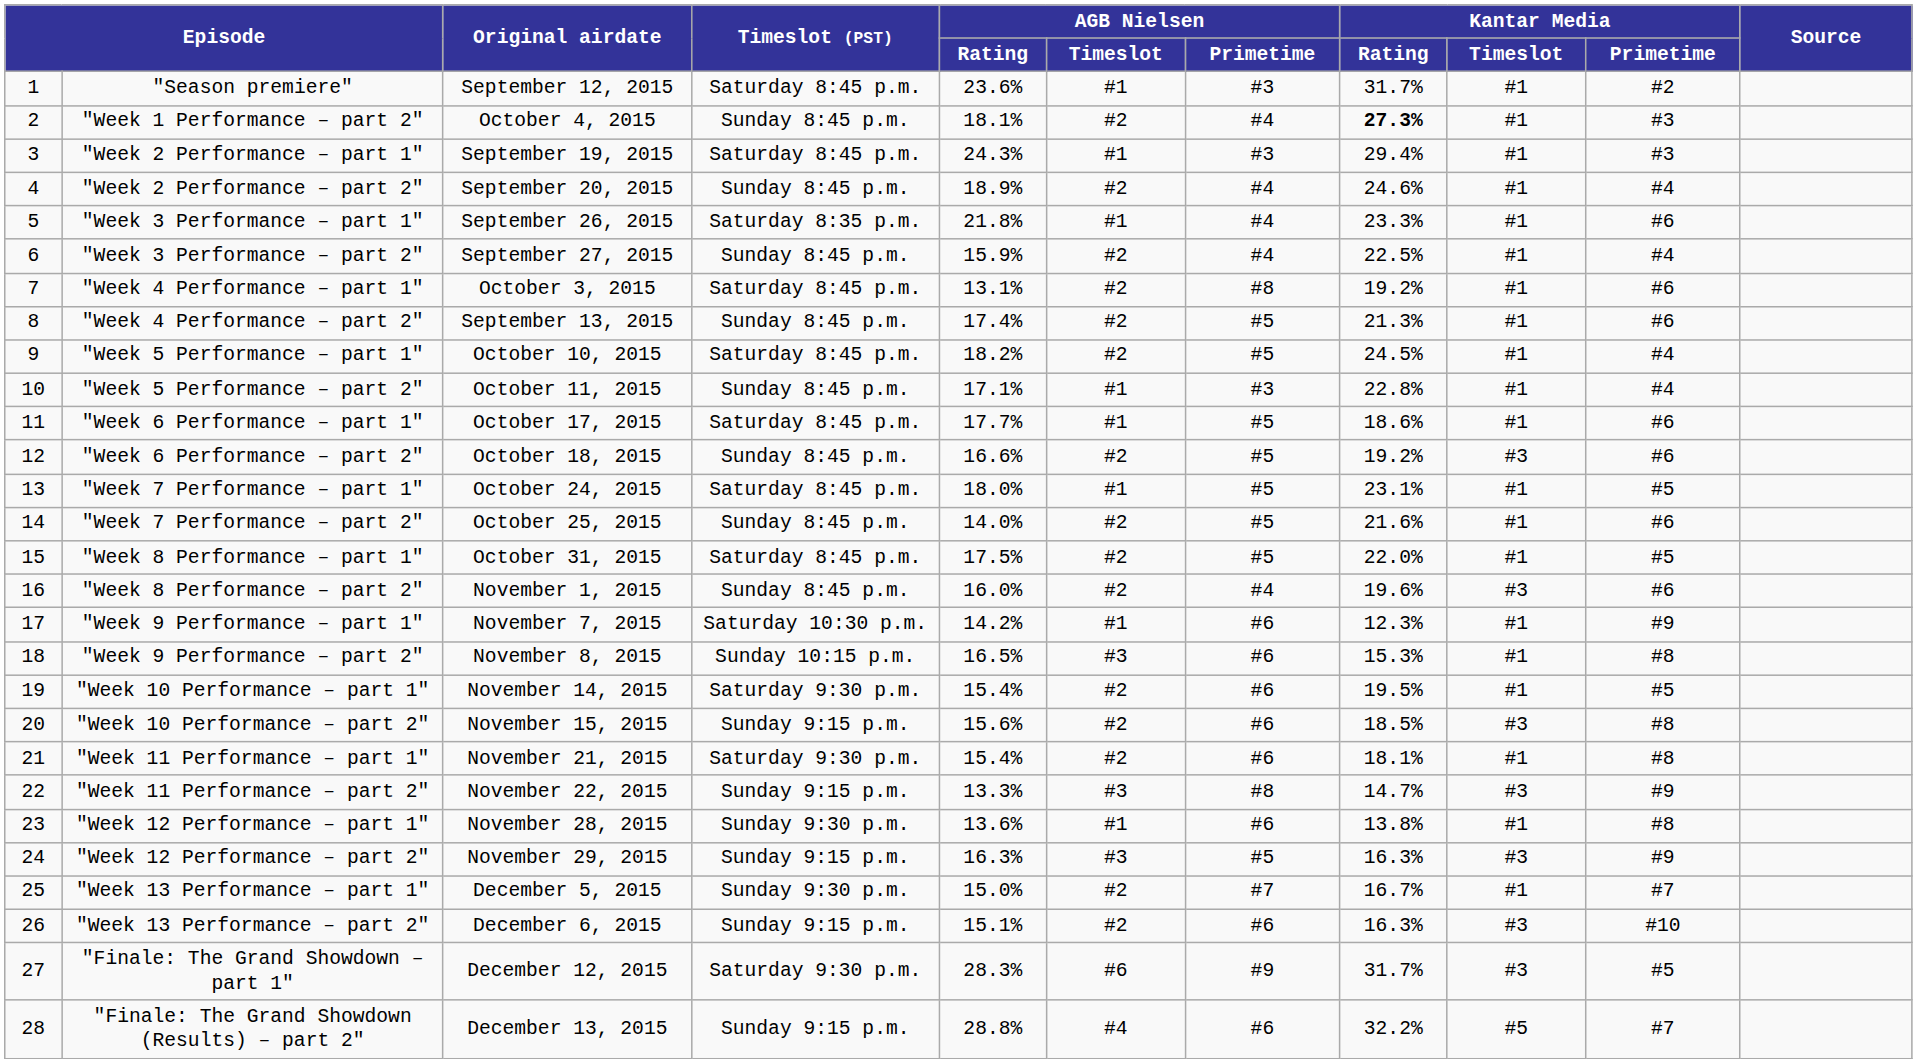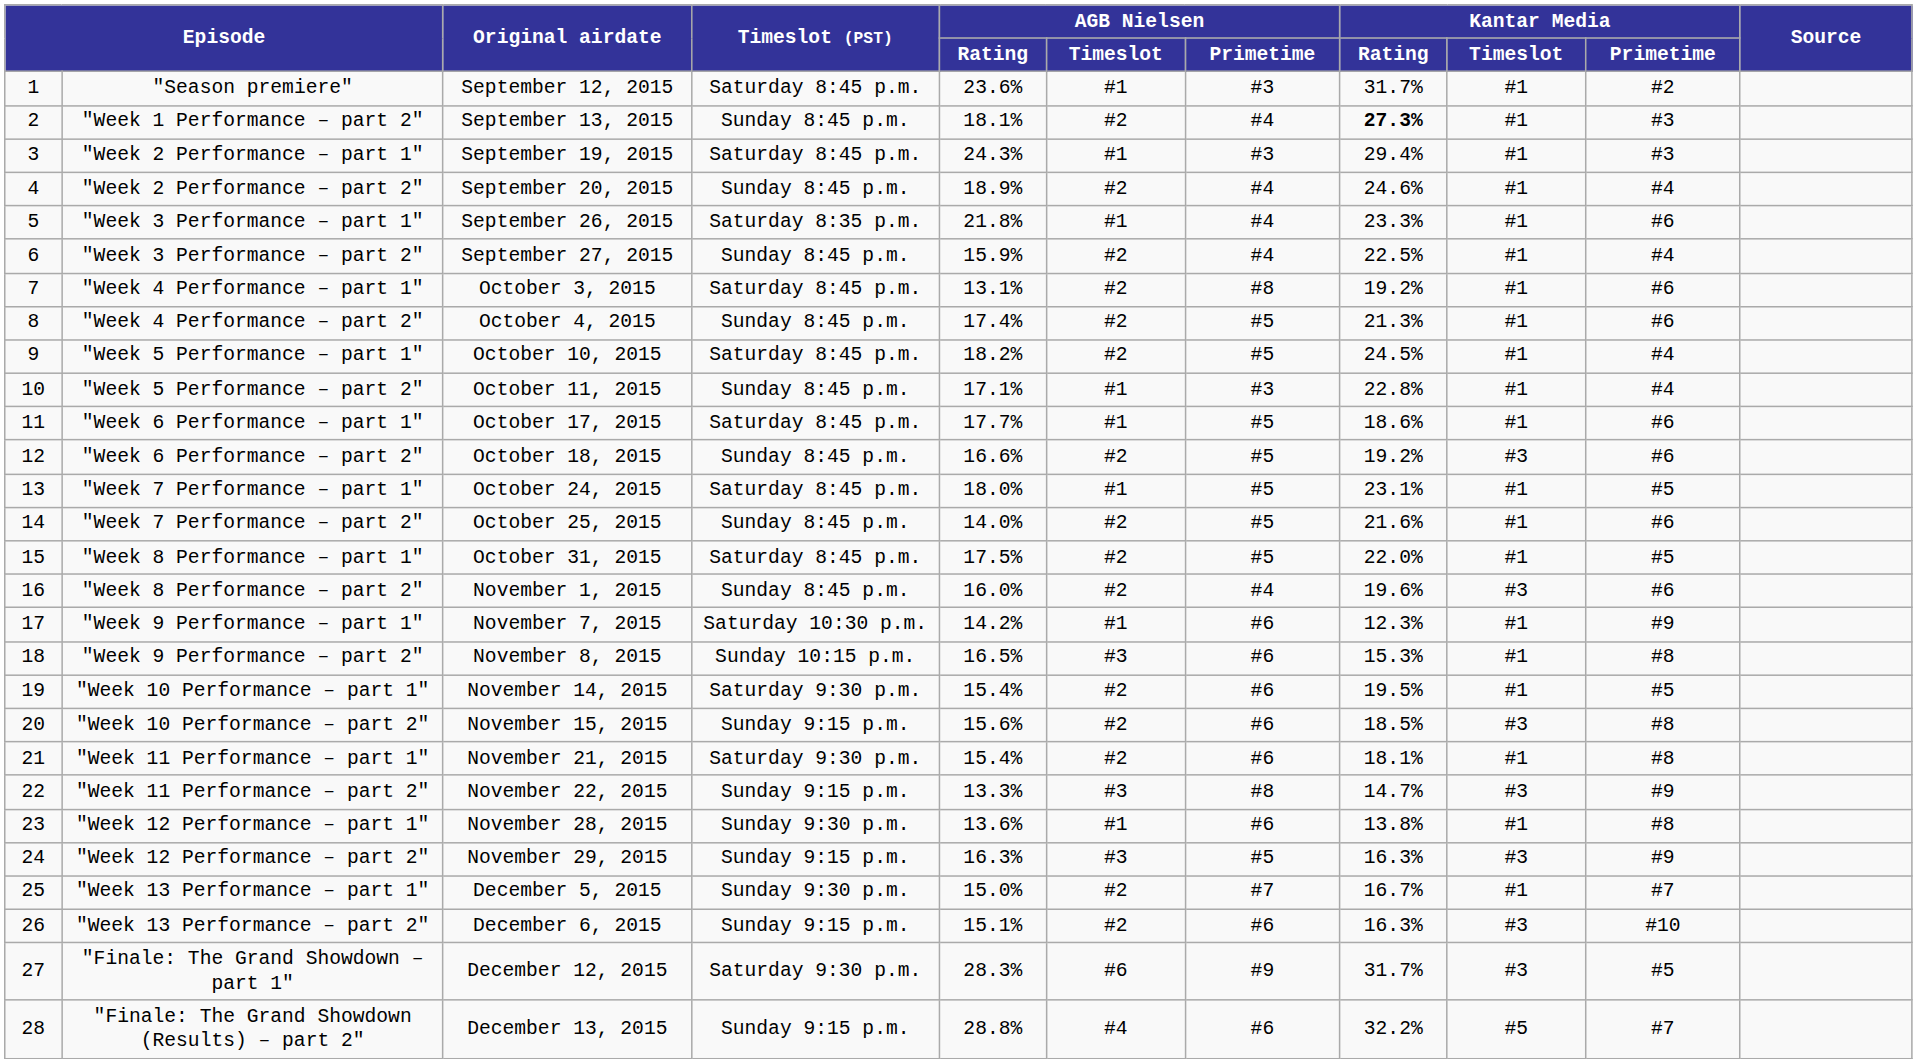(567, 121) October 4, 2015 -> (567, 121) September 13, 2015
(567, 322) September 13, 2015 -> (567, 322) October 4, 2015
